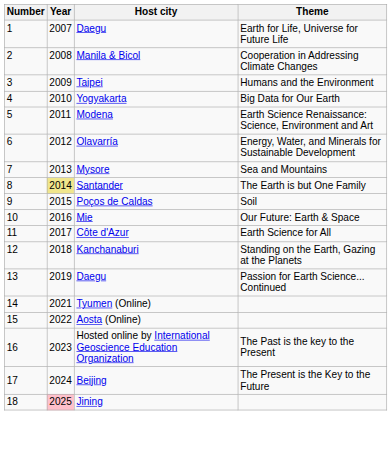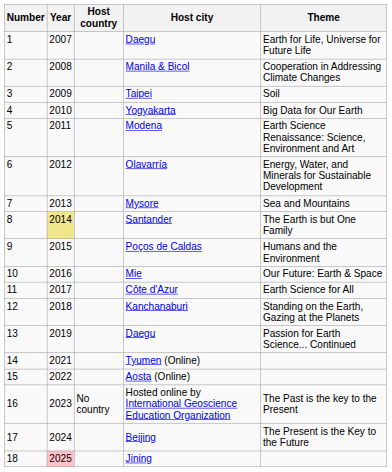+ column: (99, 18)
(307, 83) Humans and the Environment -> (271, 94) Soil
(249, 201) Soil -> (300, 252) Humans and the Environment
